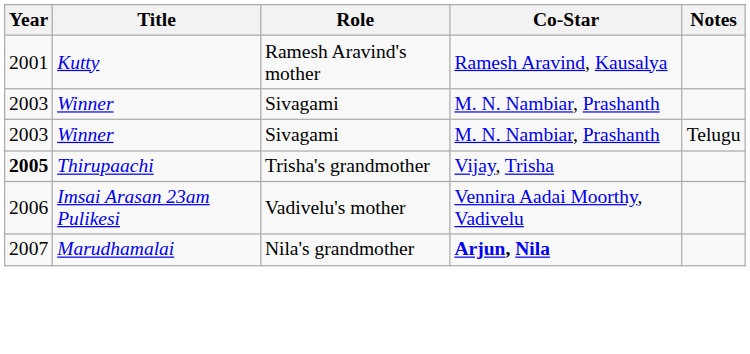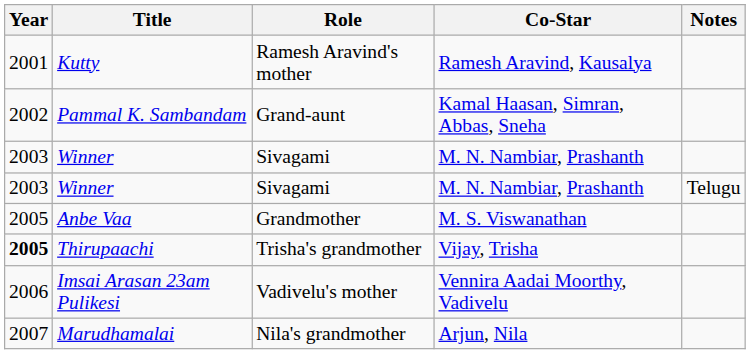+ row: (152, 114)
+ row: (94, 218)
(502, 249) bold -> (483, 333) normal
